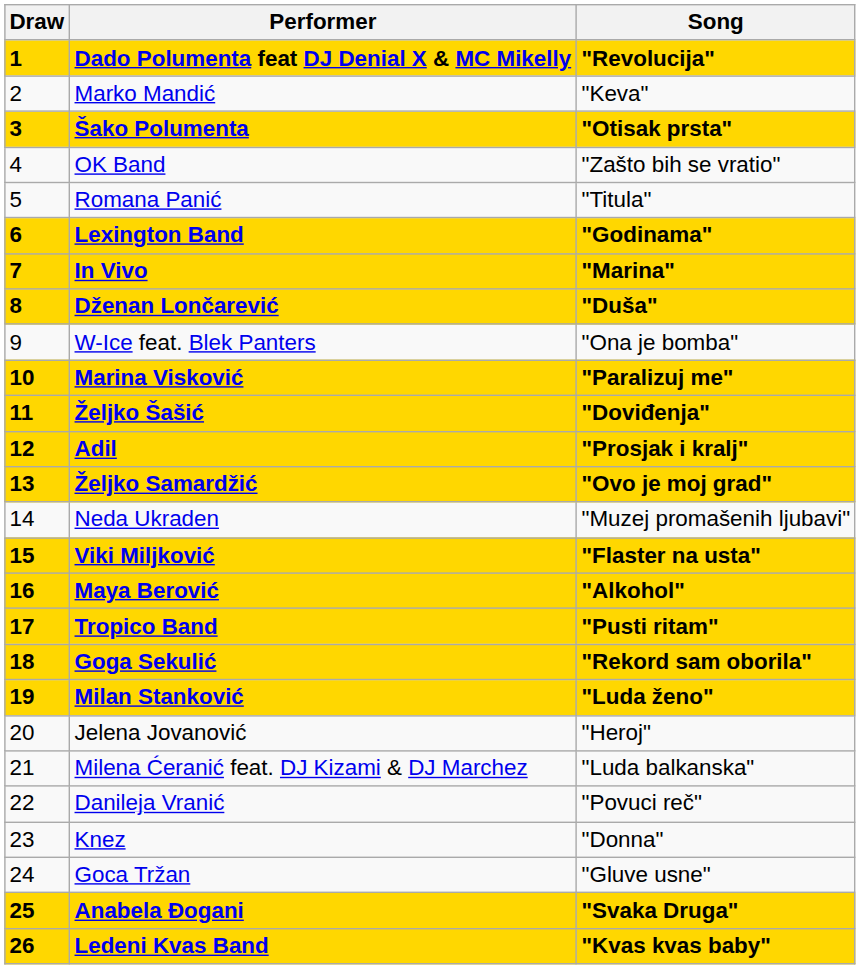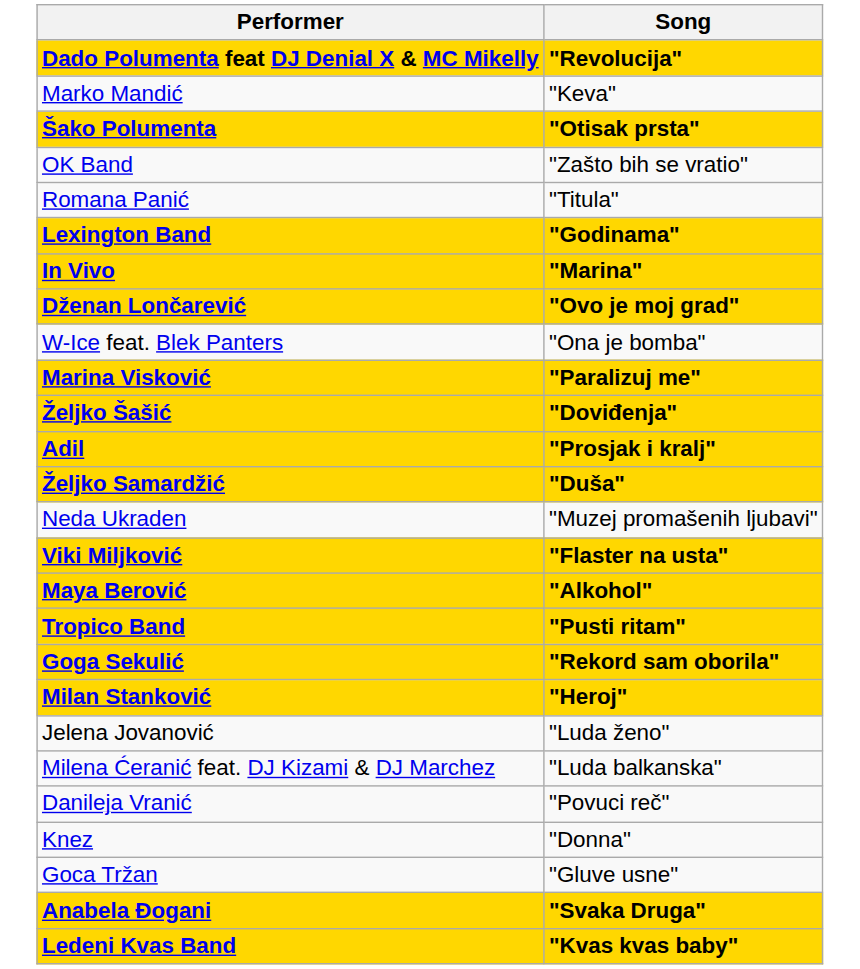- column: (37, 22)
(620, 306) "Duša" -> (644, 306) "Ovo je moj grad"
(677, 484) "Ovo je moj grad" -> (587, 484) "Duša"
(647, 697) "Luda ženo" -> (588, 697) "Heroj"
(616, 732) "Heroj" -> (609, 732) "Luda ženo"
